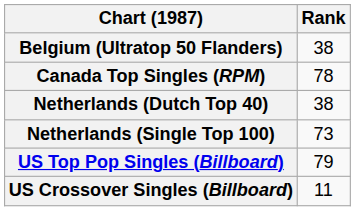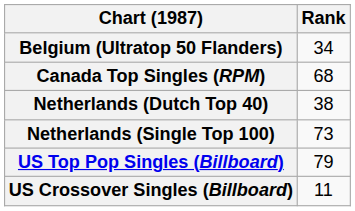(323, 47) 38 -> (323, 47) 34
(323, 76) 78 -> (323, 76) 68
